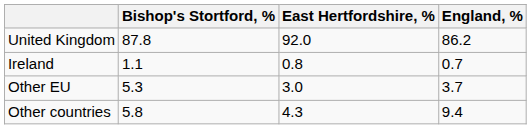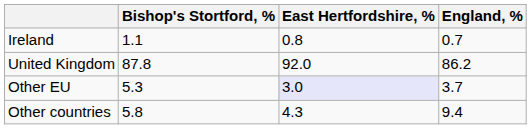rows swapped: (61, 40) <-> (31, 64)
(292, 87) no background -> (292, 87) lavender background
